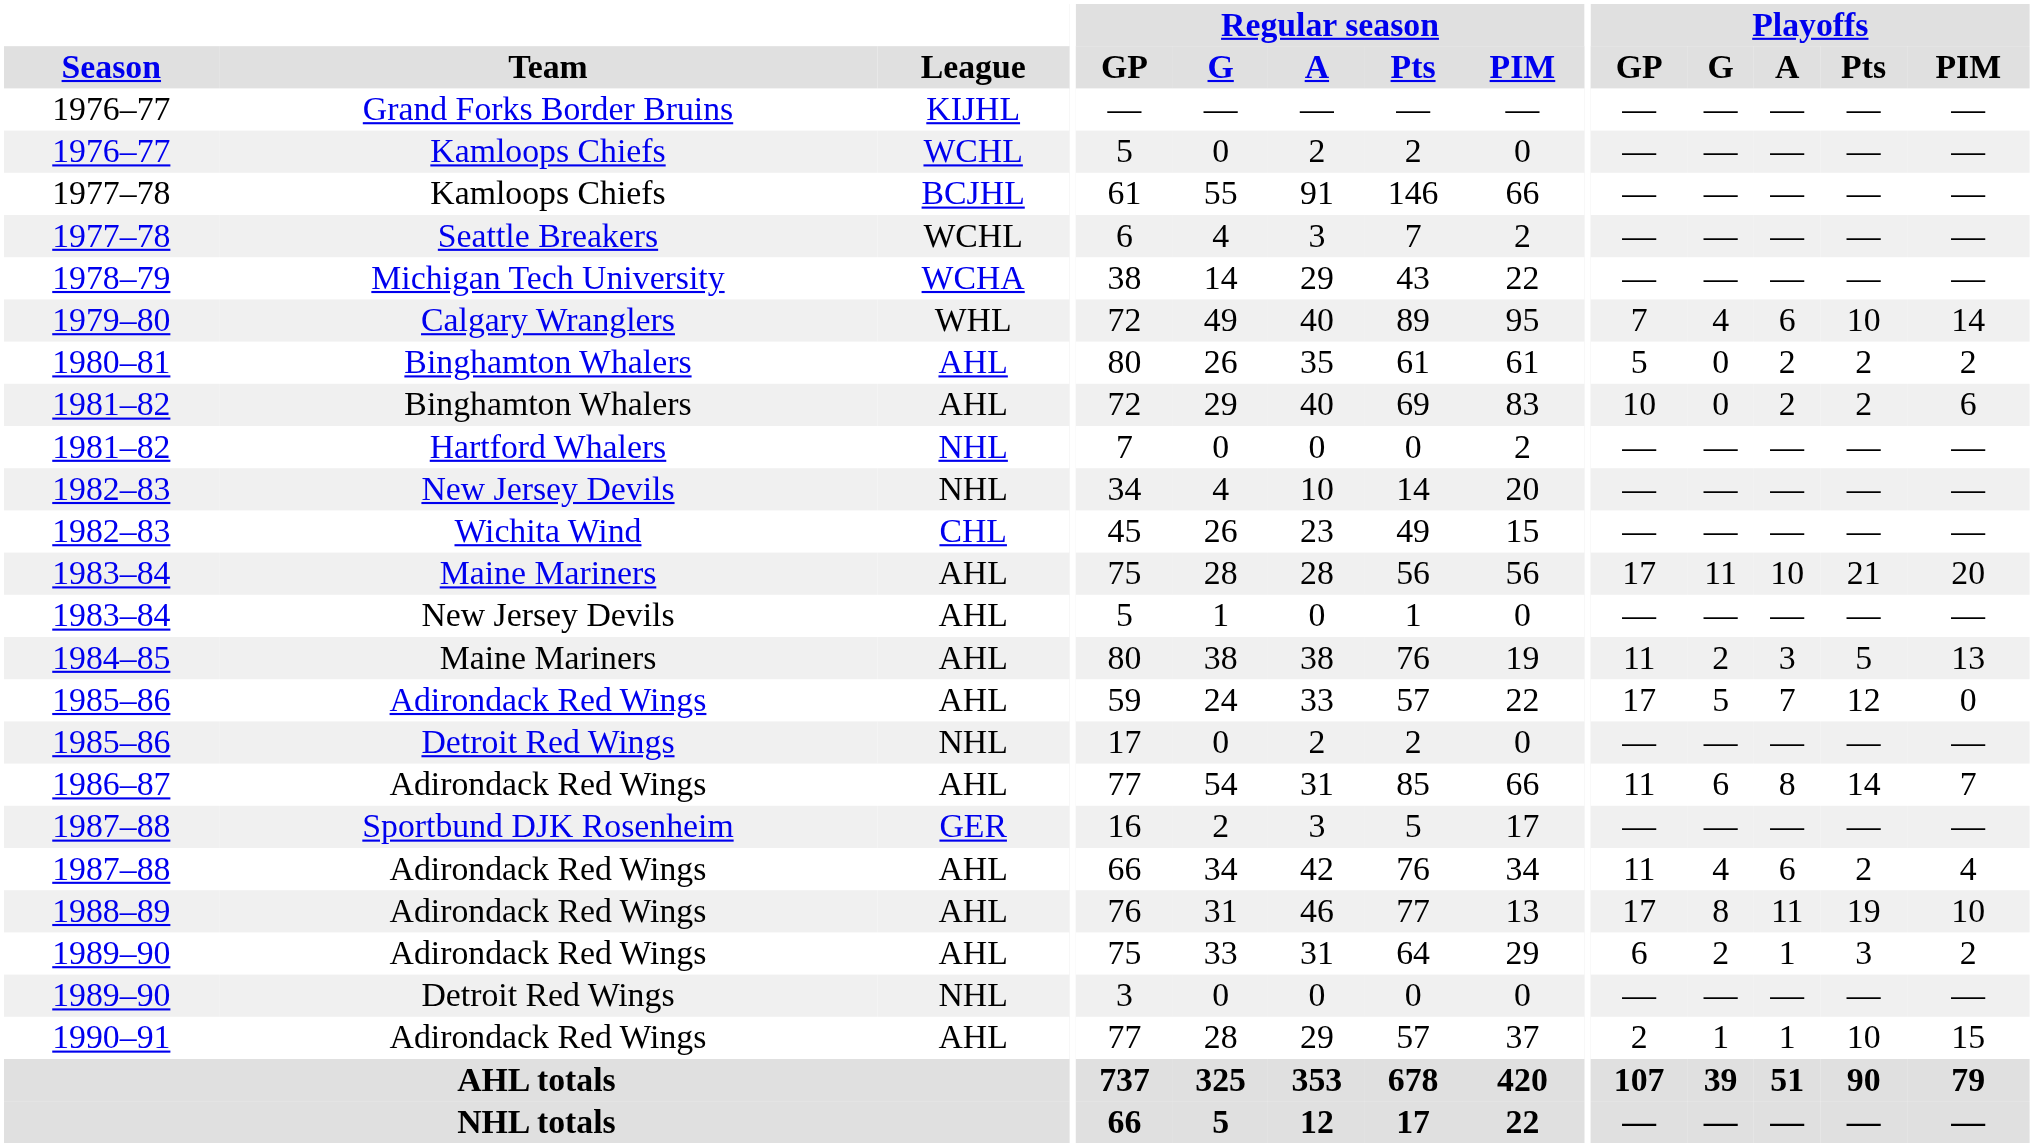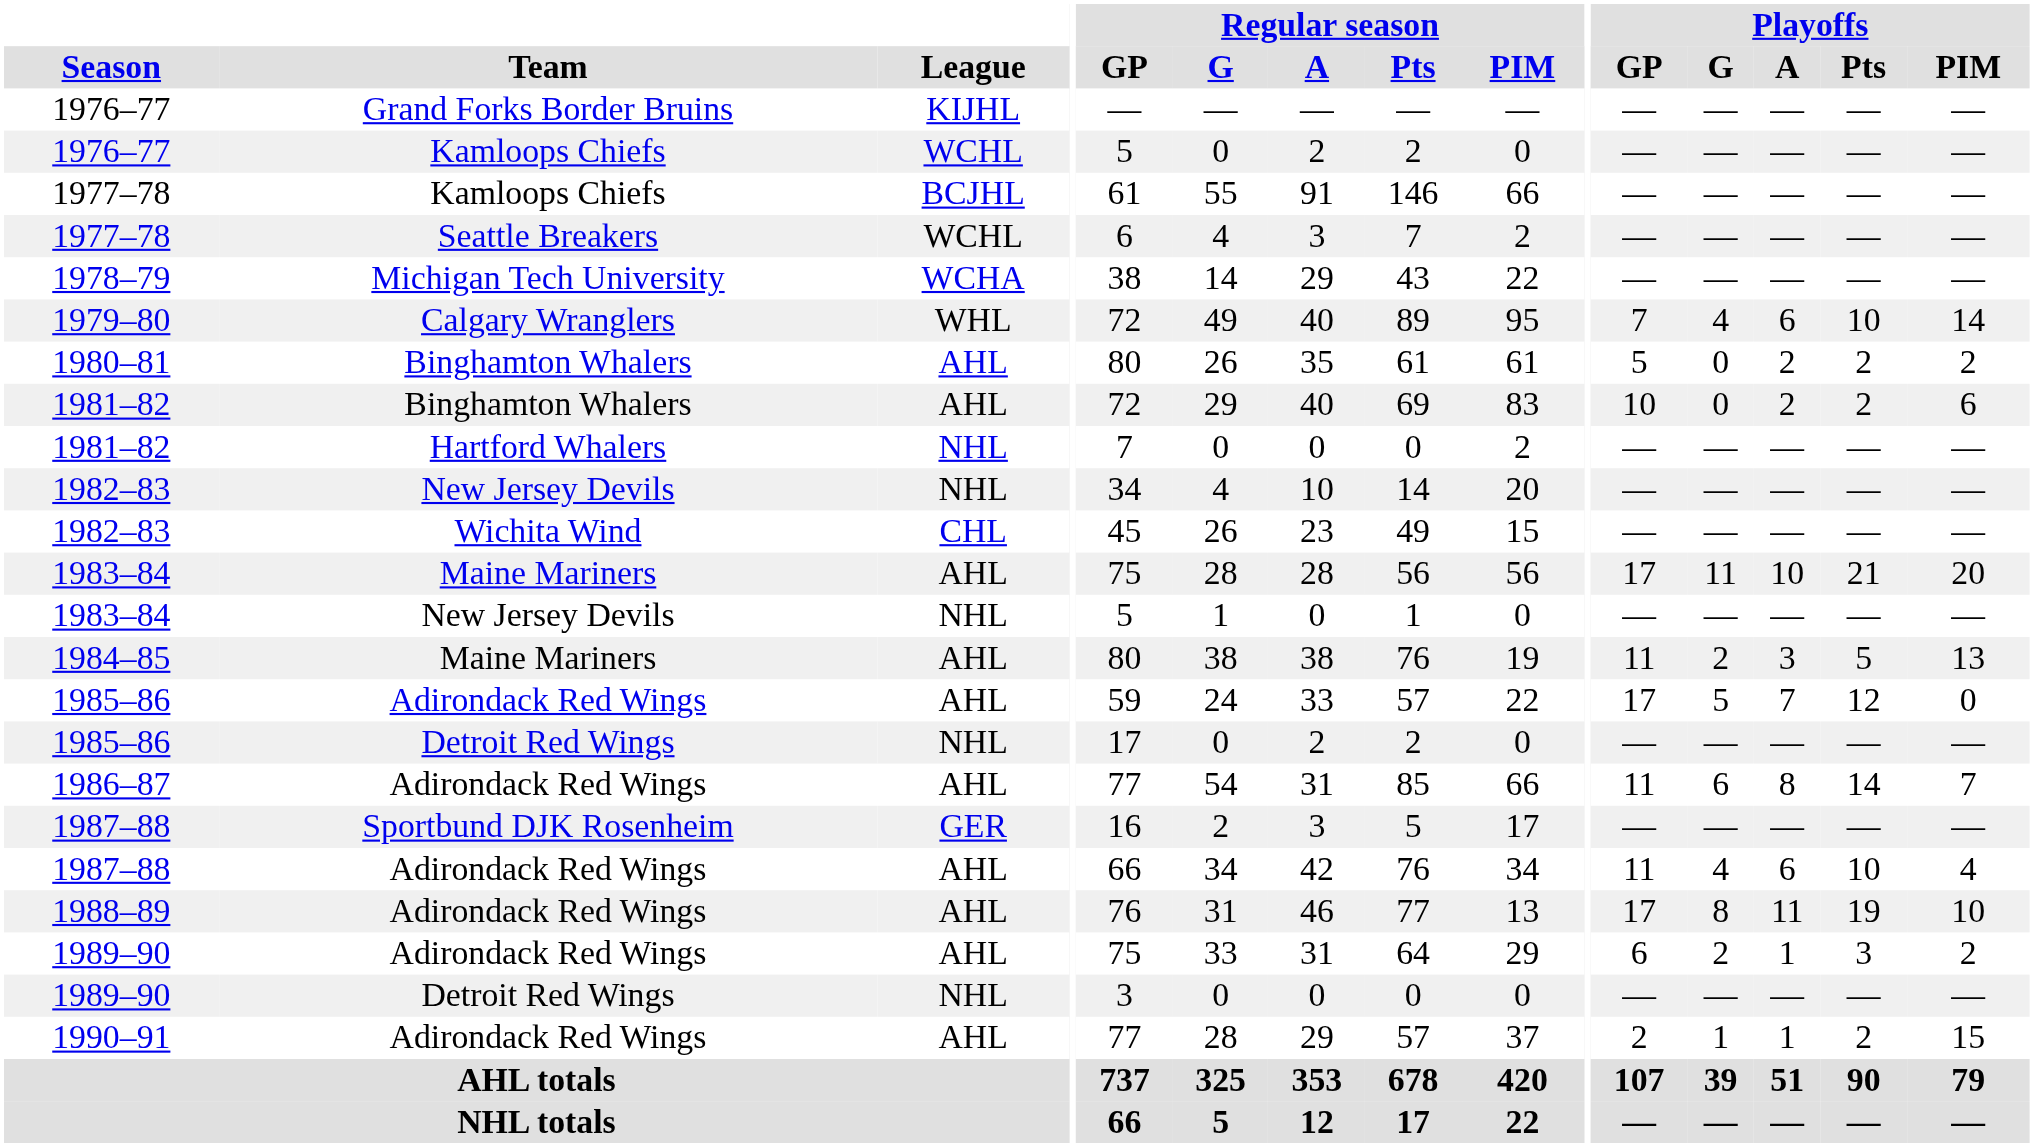(973, 615) AHL -> (973, 615) NHL
(1864, 868) 2 -> (1864, 868) 10
(1864, 1037) 10 -> (1864, 1037) 2
